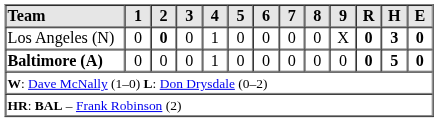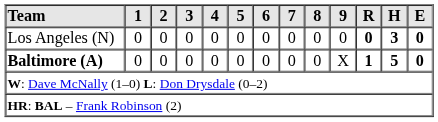(164, 38) bold -> (164, 38) normal
(215, 38) 1 -> (215, 38) 0
(343, 38) X -> (343, 38) 0
(215, 60) 1 -> (215, 60) 0
(343, 60) 0 -> (343, 60) X
(369, 60) 0 -> (369, 60) 1
